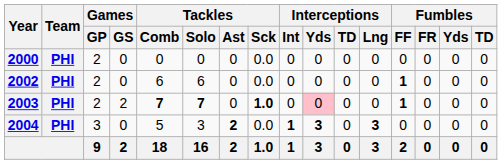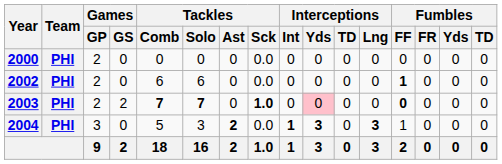(403, 103) 1 -> (403, 103) 0
(403, 125) 0 -> (403, 125) 1
